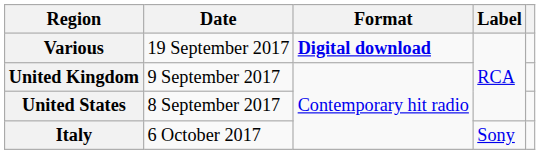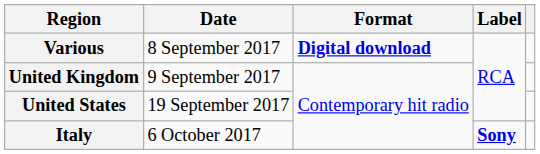(218, 47) 19 September 2017 -> (214, 47) 8 September 2017
(214, 105) 8 September 2017 -> (218, 105) 19 September 2017
(496, 134) normal -> (497, 134) bold
